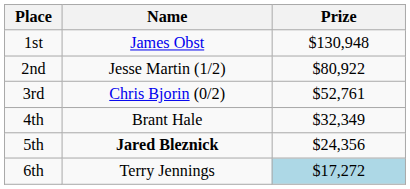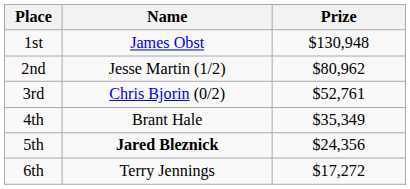(339, 68) $80,922 -> (339, 68) $80,962
(339, 119) $32,349 -> (339, 119) $35,349
(339, 171) lightblue background -> (339, 171) no background
